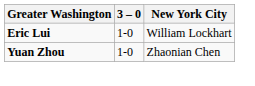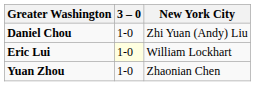+ row: (39, 33)
(125, 33) no background -> (125, 52) lightyellow background
